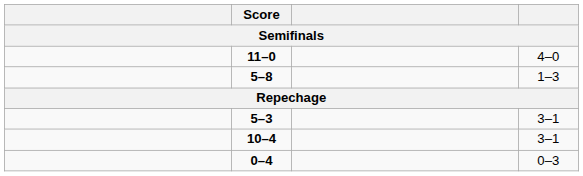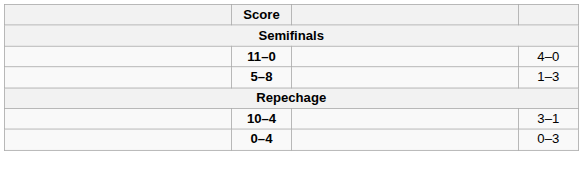- row: (262, 118)
